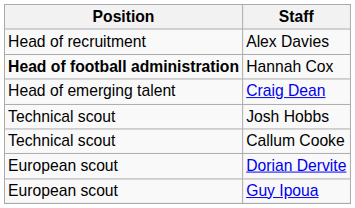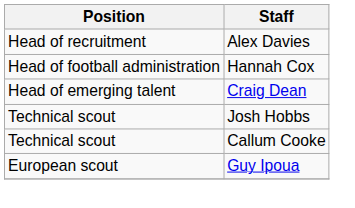(124, 66) bold -> (114, 66) normal
- row: (296, 166)
